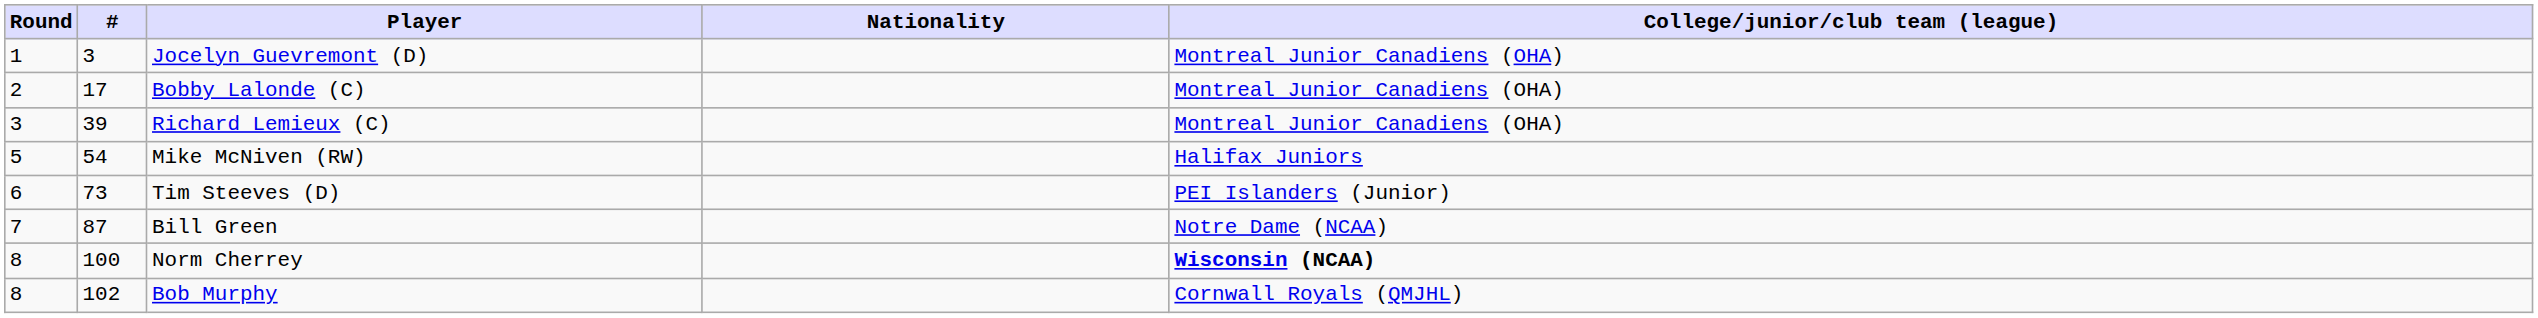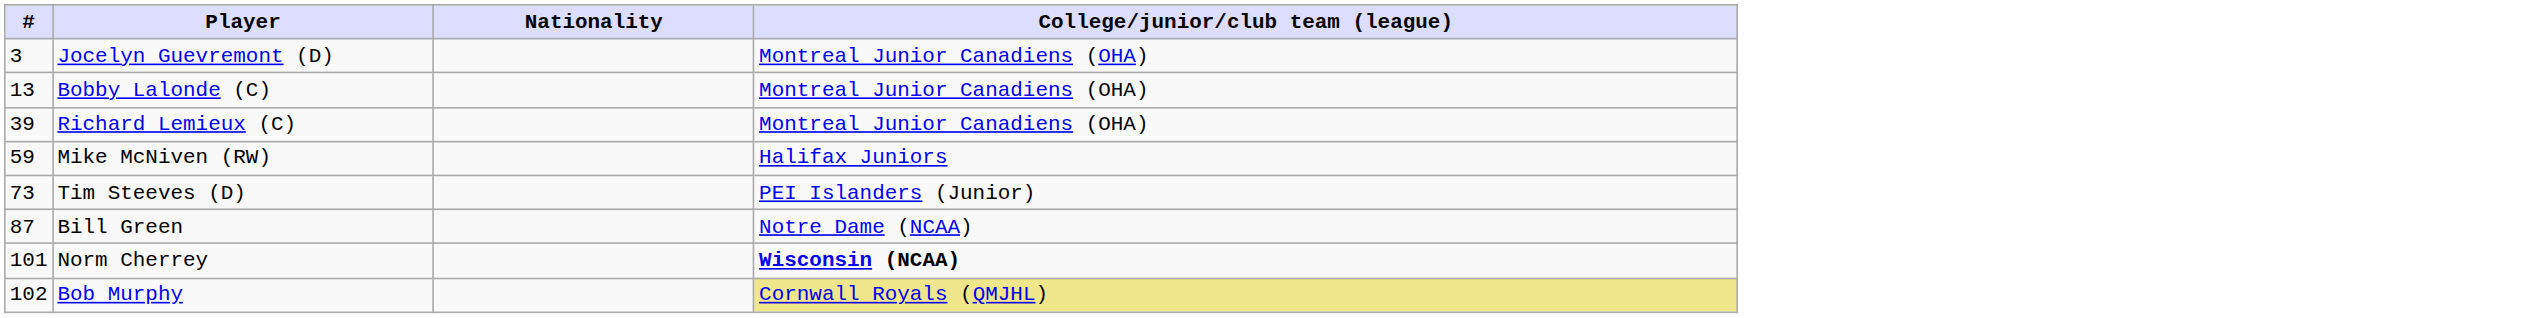- column: (41, 22)
(95, 90) 17 -> (22, 90) 13
(95, 158) 54 -> (22, 158) 59
(101, 261) 100 -> (29, 261) 101
(1319, 295) no background -> (904, 295) khaki background
